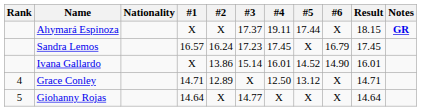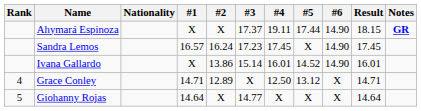(337, 30) X -> (337, 30) 14.90
(337, 47) 16.79 -> (337, 47) 14.90
